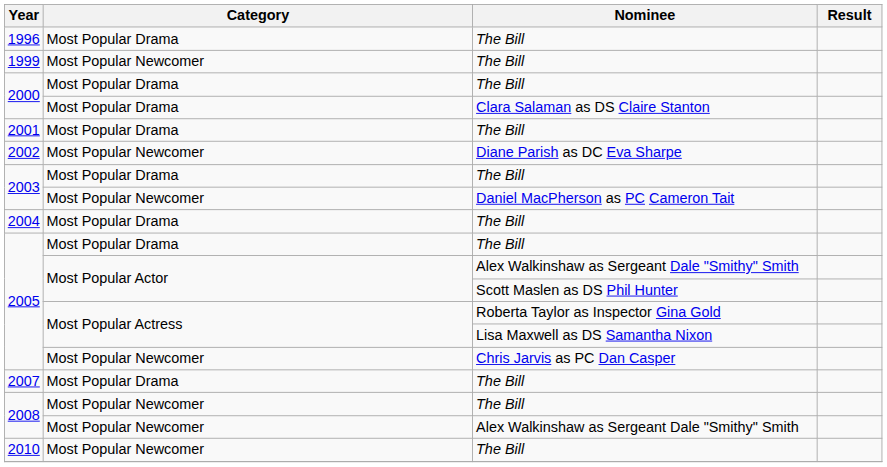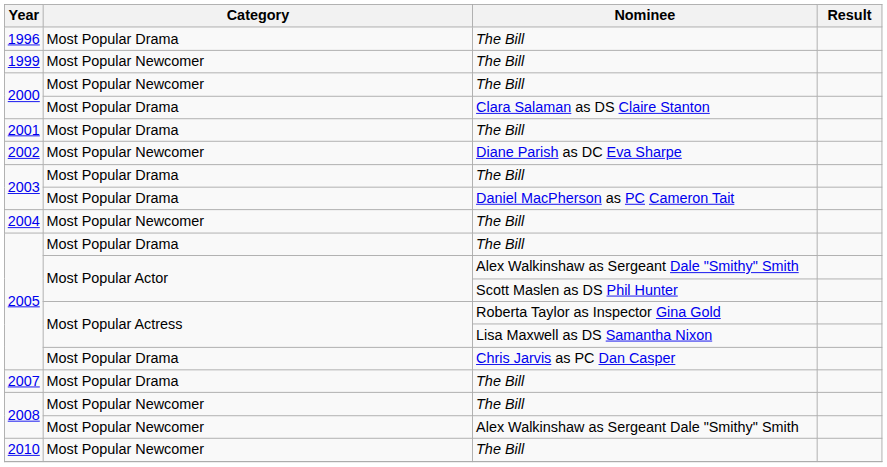(112, 84) Most Popular Drama -> (125, 84) Most Popular Newcomer
(125, 198) Most Popular Newcomer -> (112, 198) Most Popular Drama
(112, 221) Most Popular Drama -> (125, 221) Most Popular Newcomer
(125, 358) Most Popular Newcomer -> (112, 358) Most Popular Drama
